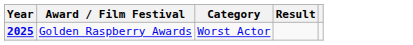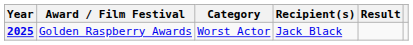+ column: (316, 13)
